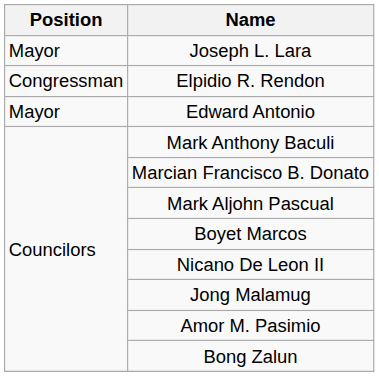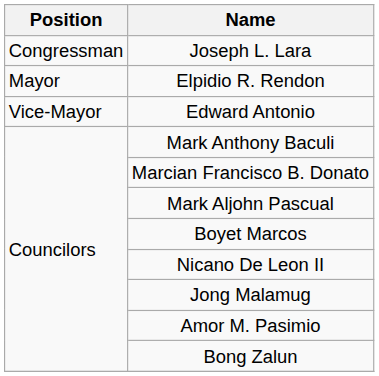(34, 50) Mayor -> (66, 50) Congressman
(66, 81) Congressman -> (34, 81) Mayor
(34, 111) Mayor -> (55, 111) Vice-Mayor
